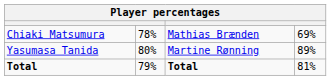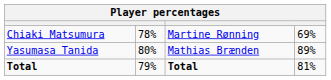(213, 34) Mathias Brænden -> (213, 34) Martine Rønning
(213, 51) Martine Rønning -> (213, 51) Mathias Brænden
